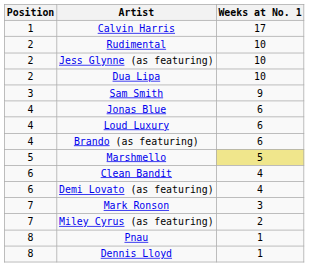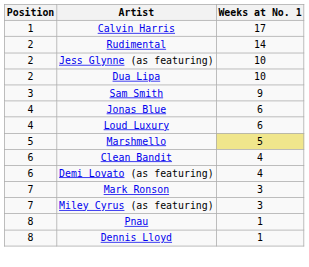(260, 45) 10 -> (260, 45) 14
- row: (136, 141)
(260, 222) 2 -> (260, 206) 3
